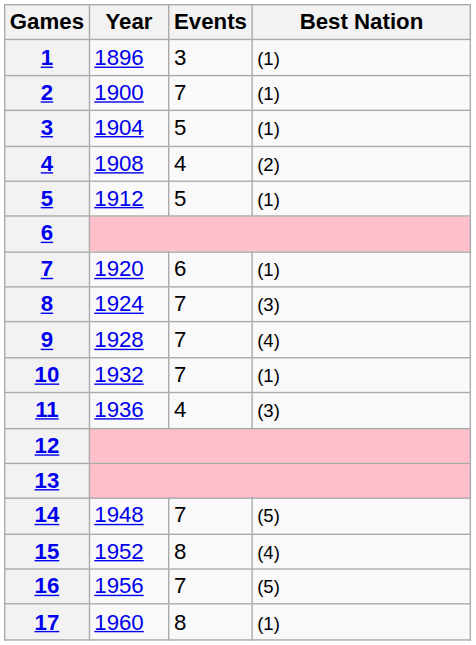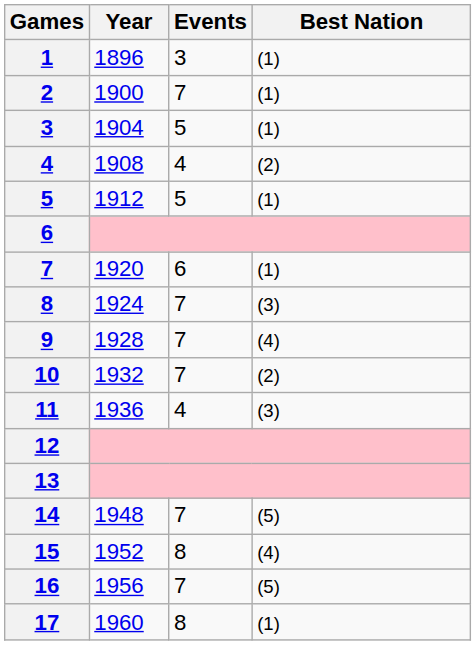(269, 376) (1) -> (269, 376) (2)
